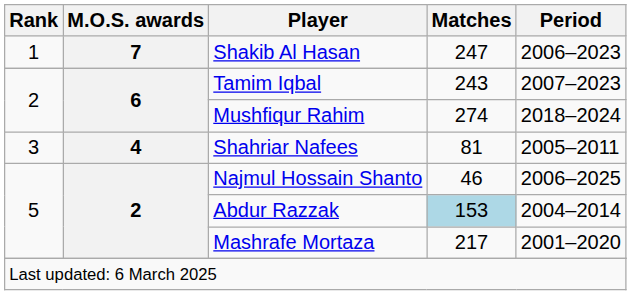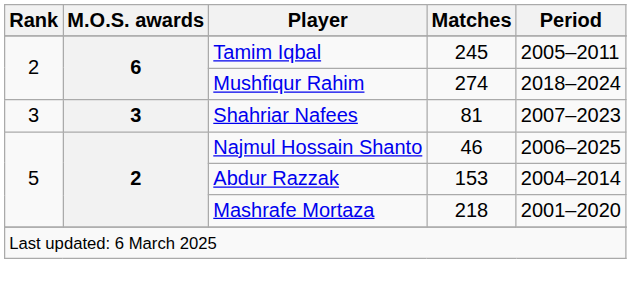- row: (287, 52)
(472, 83) 243 -> (472, 52) 245
(571, 83) 2007–2023 -> (570, 52) 2005–2011
(136, 147) 4 -> (136, 115) 3
(570, 147) 2005–2011 -> (571, 115) 2007–2023
(472, 210) lightblue background -> (472, 178) no background
(472, 242) 217 -> (472, 210) 218
